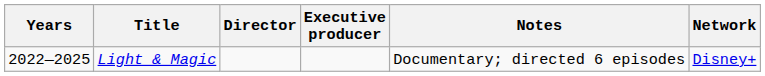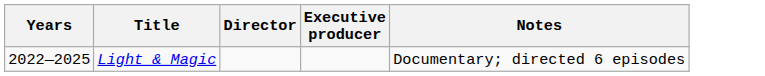- column: (724, 26)
